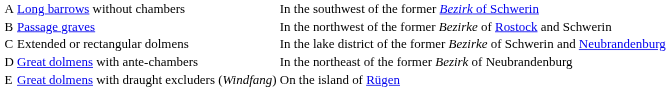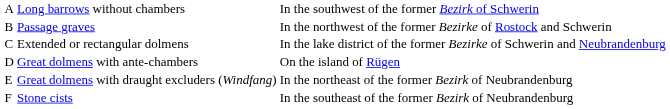(426, 62) In the northeast of the former Bezirk of Neubrandenburg -> (340, 62) On the island of Rügen
(340, 80) On the island of Rügen -> (426, 80) In the northeast of the former Bezirk of Neubrandenburg
+ row: (45, 97)
